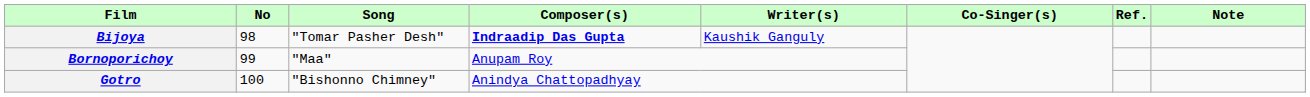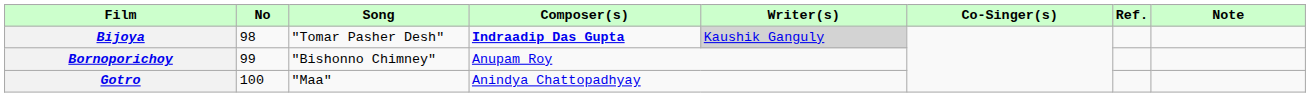(764, 37) no background -> (764, 37) lightgrey background
(312, 59) "Maa" -> (364, 59) "Bishonno Chimney"
(364, 81) "Bishonno Chimney" -> (312, 81) "Maa"
